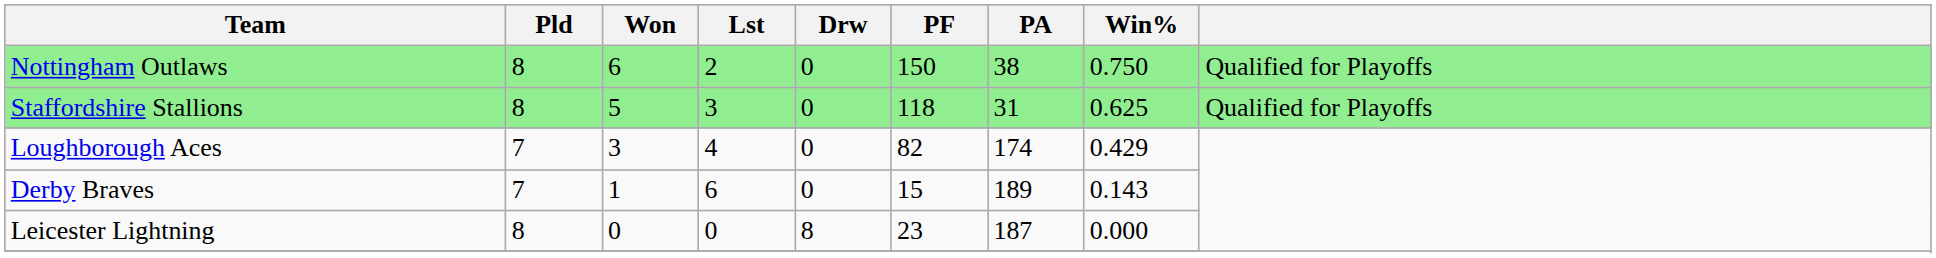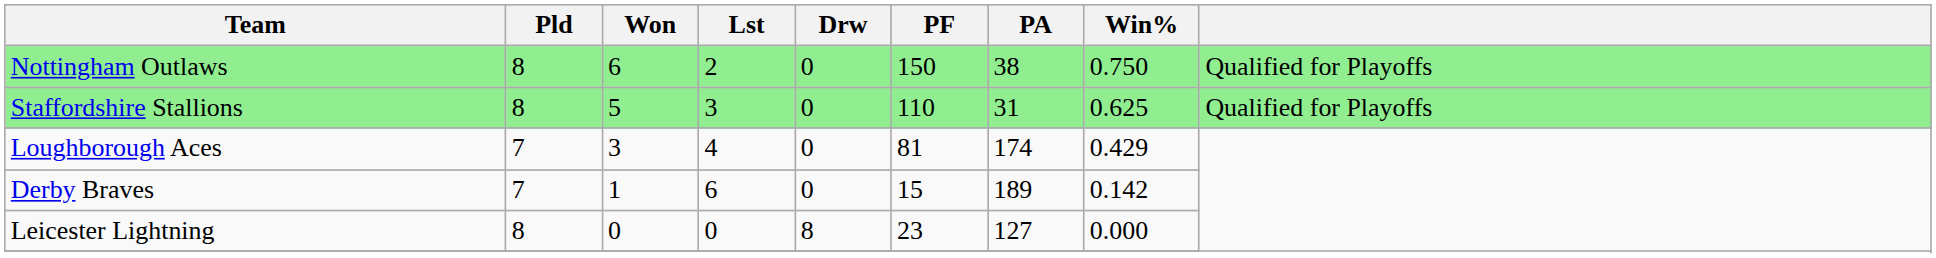(916, 107) 118 -> (916, 107) 110
(910, 148) 82 -> (910, 148) 81
(1119, 189) 0.143 -> (1119, 189) 0.142
(1013, 230) 187 -> (1013, 230) 127
